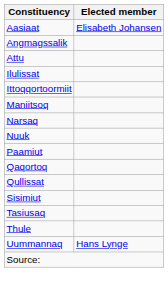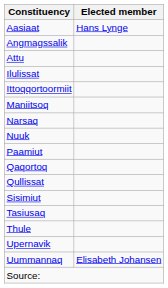(119, 27) Elisabeth Johansen -> (102, 27) Hans Lynge
+ row: (29, 244)
(102, 244) Hans Lynge -> (119, 259) Elisabeth Johansen
